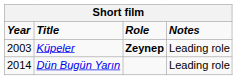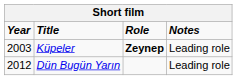(19, 65) 2014 -> (19, 65) 2012
